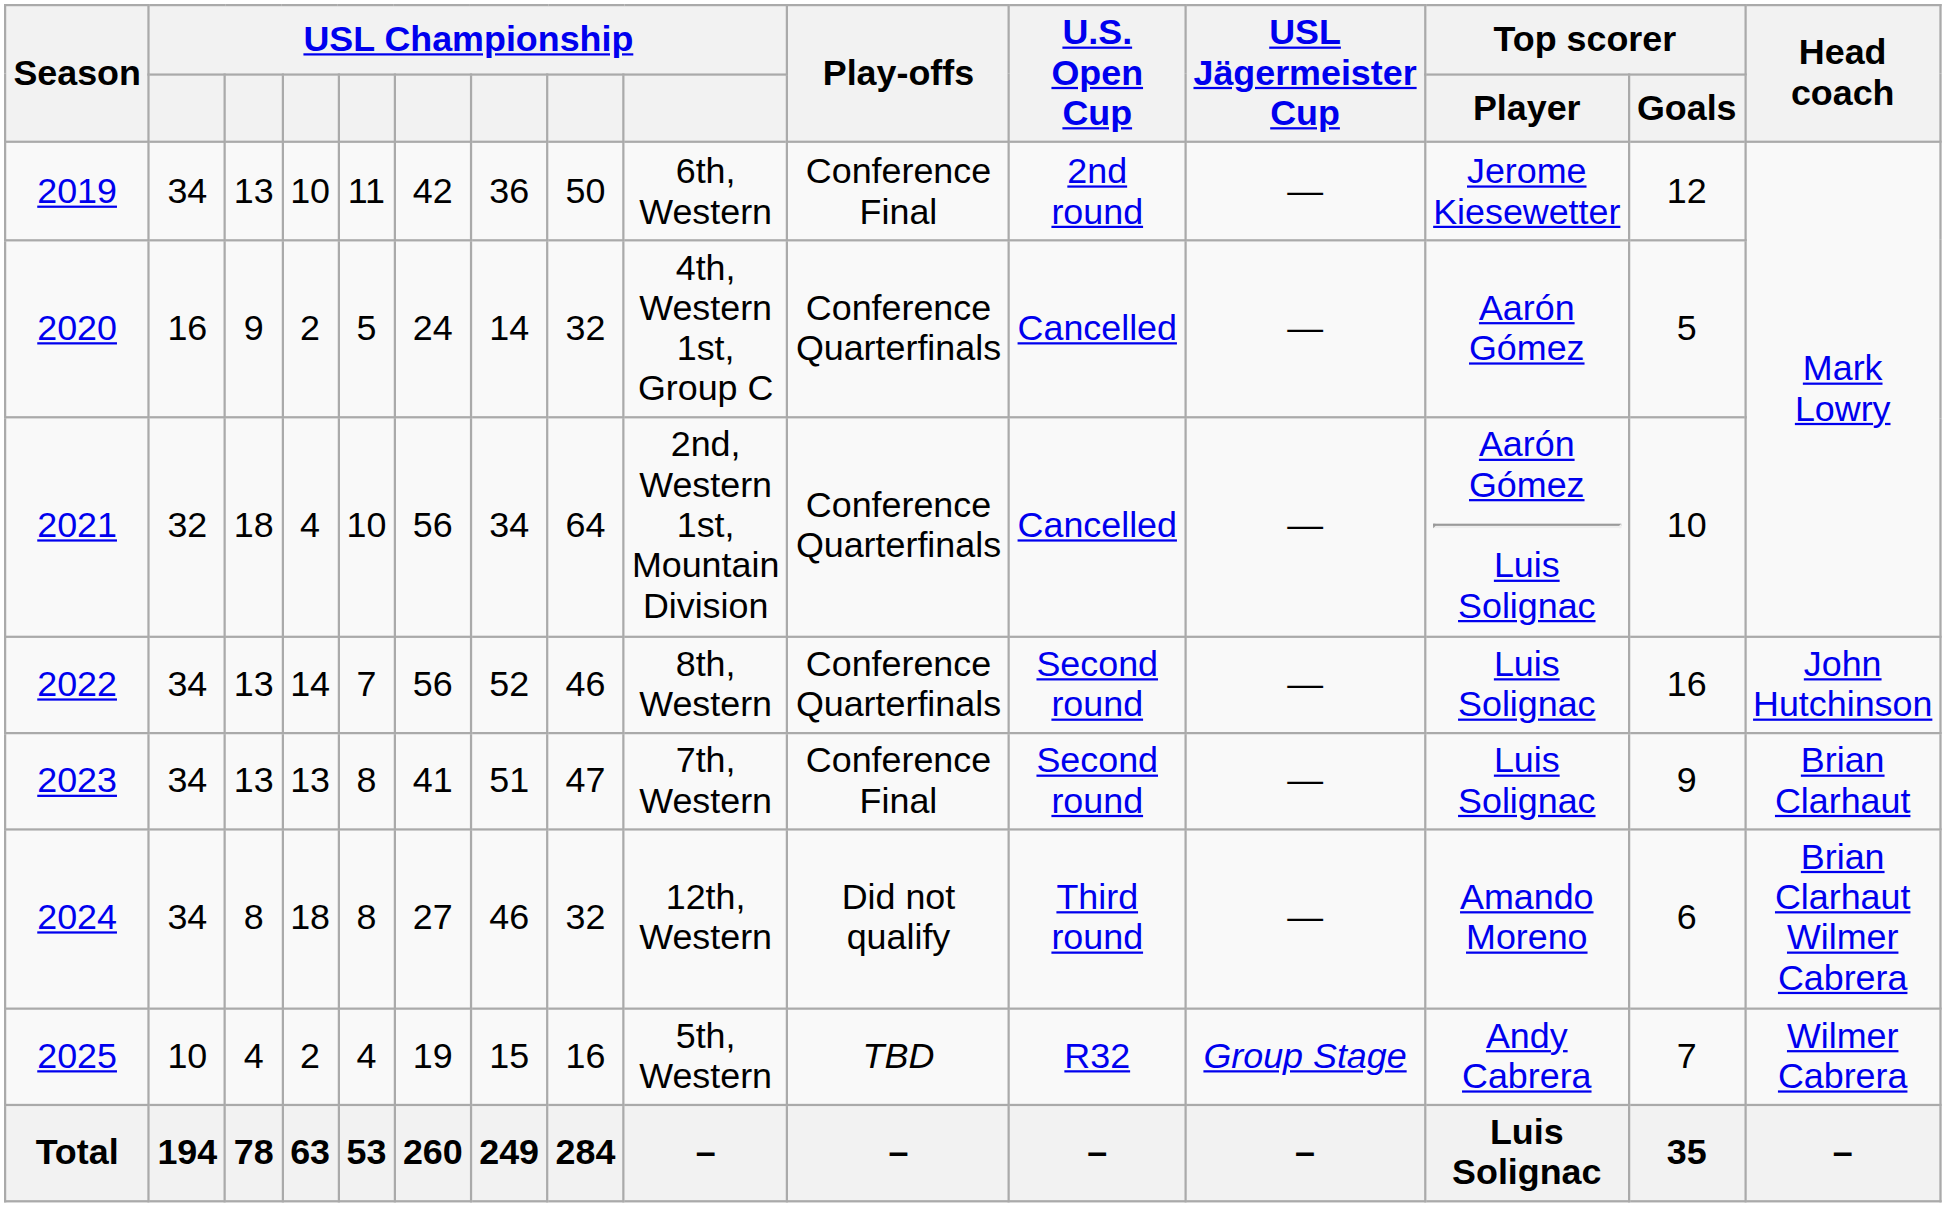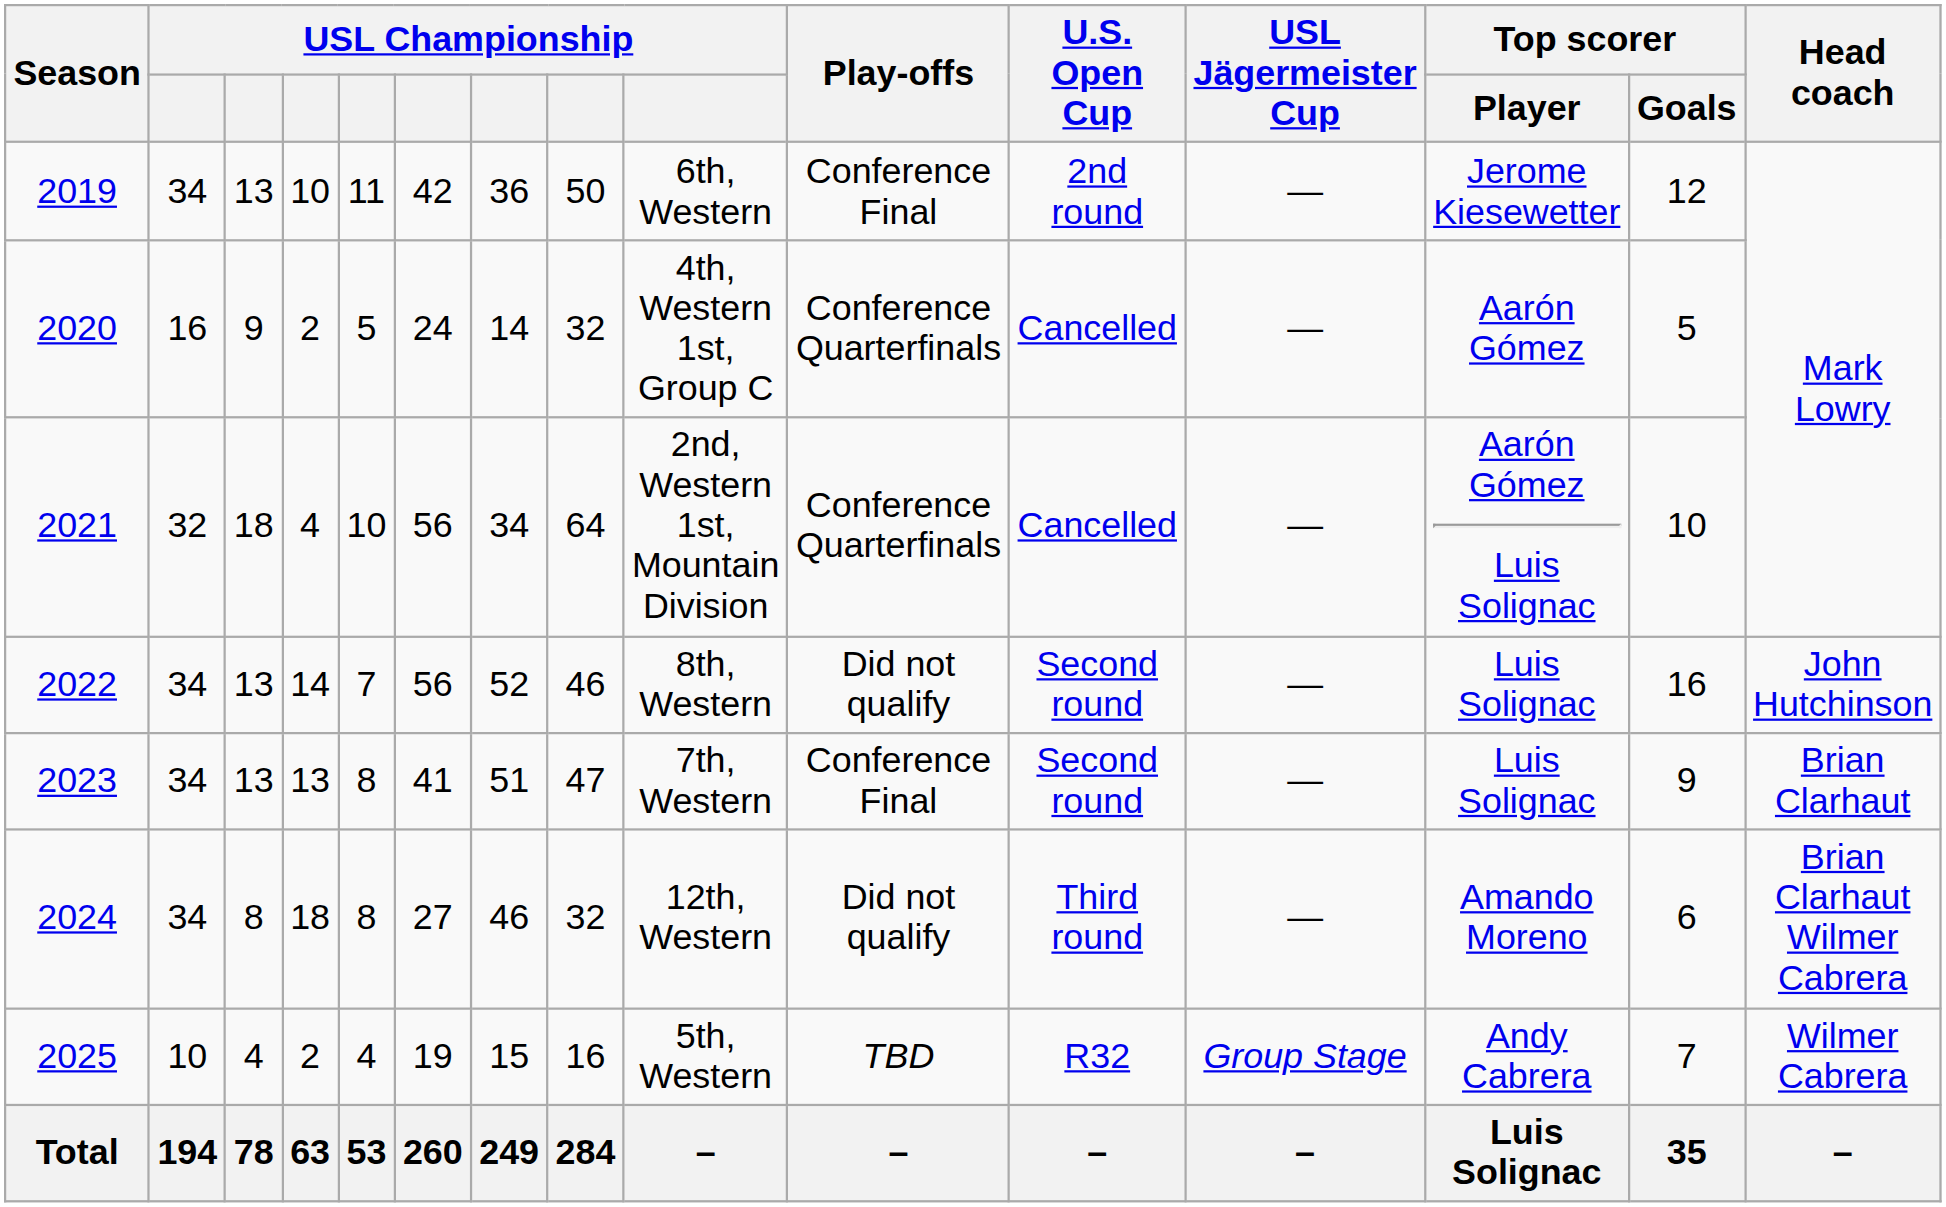(898, 683) Conference Quarterfinals -> (898, 683) Did not qualify
